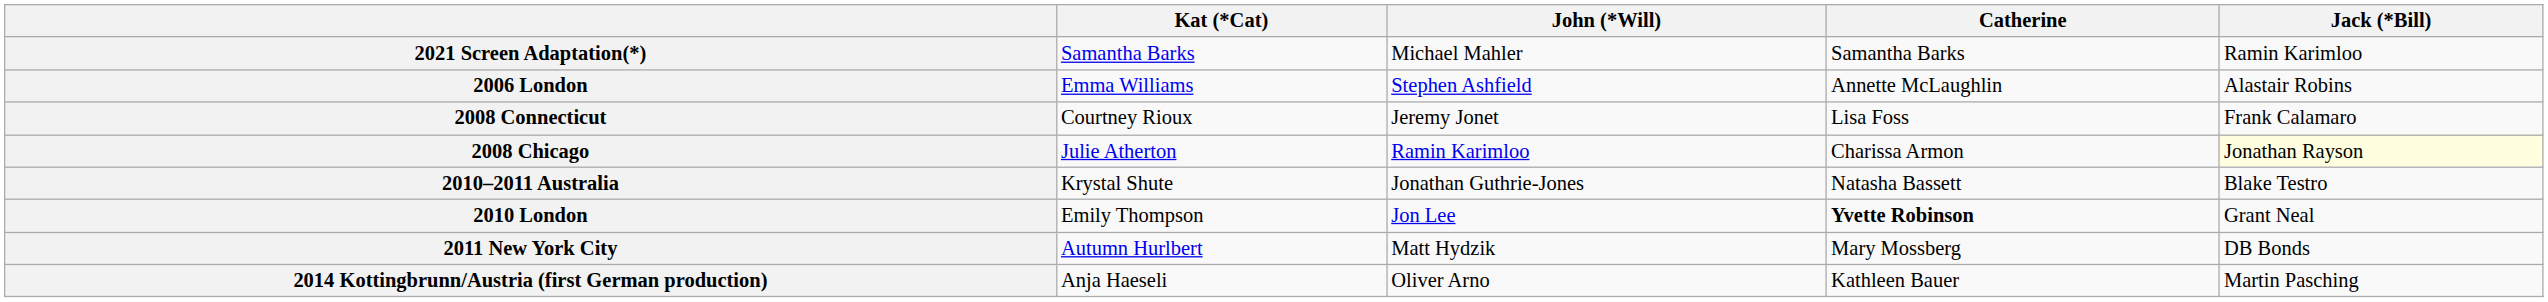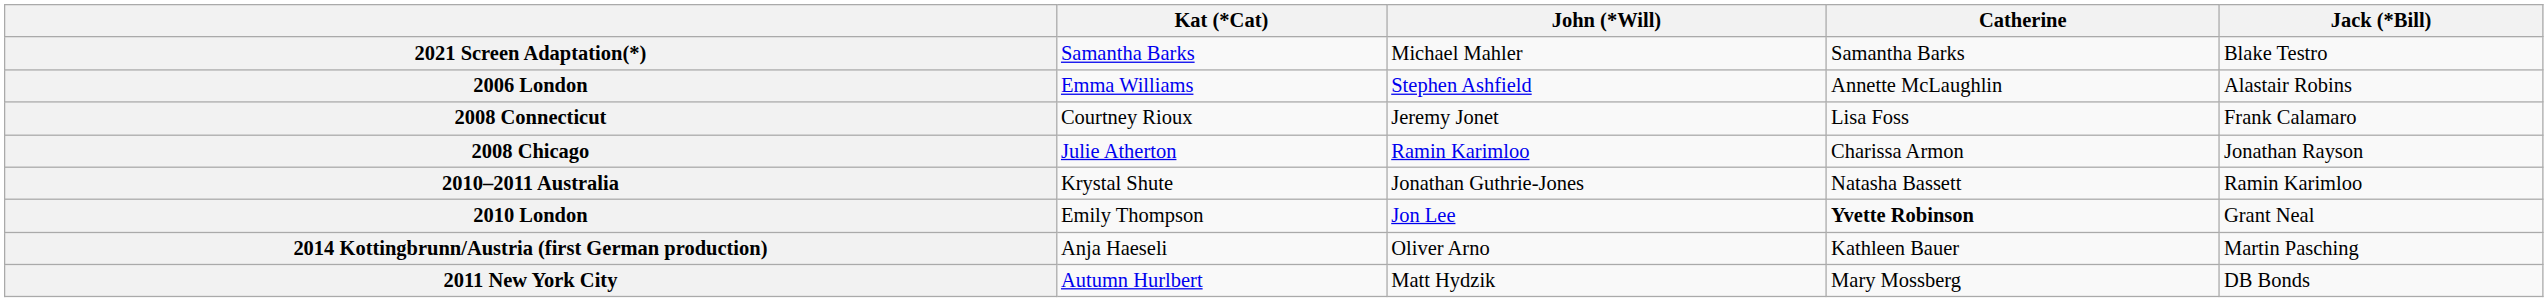(2293, 53) Ramin Karimloo -> (2276, 53) Blake Testro
(2294, 150) lightyellow background -> (2294, 150) no background
(2276, 183) Blake Testro -> (2293, 183) Ramin Karimloo
rows swapped: (530, 248) <-> (530, 280)
